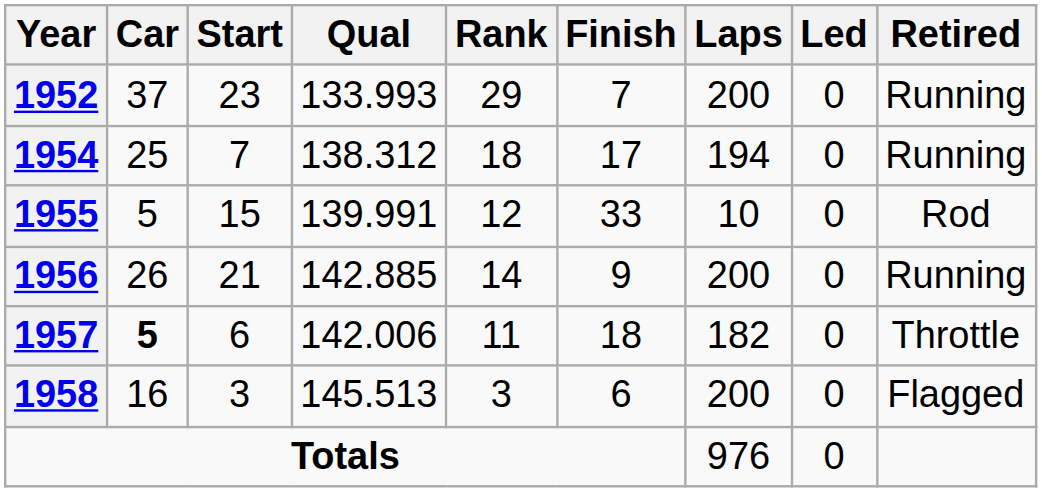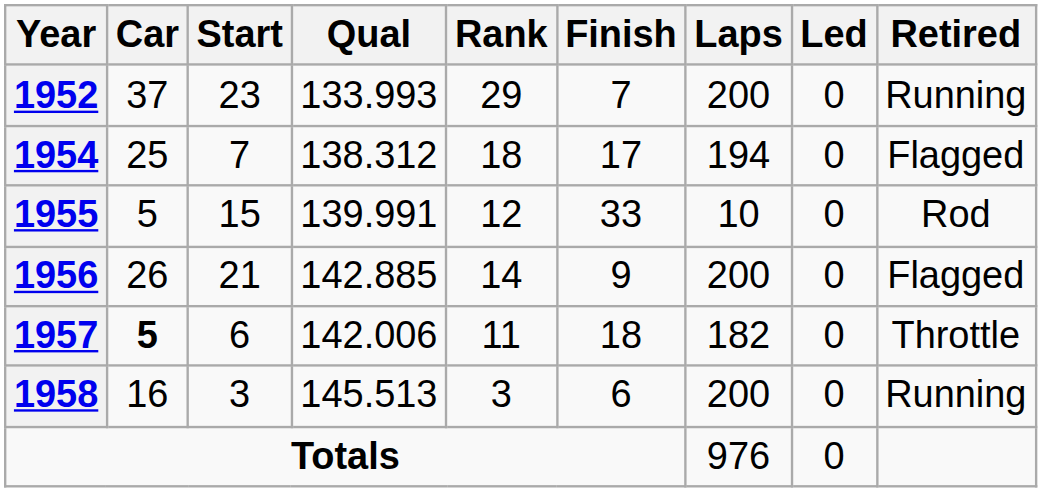(956, 154) Running -> (956, 154) Flagged
(956, 275) Running -> (956, 275) Flagged
(956, 395) Flagged -> (956, 395) Running
